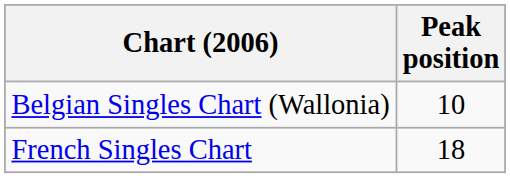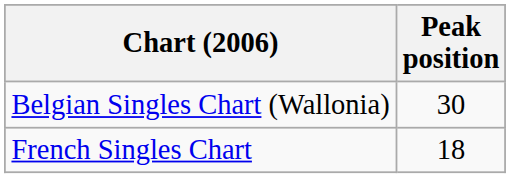(451, 104) 10 -> (451, 104) 30
